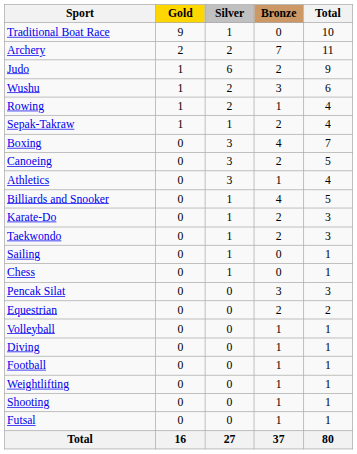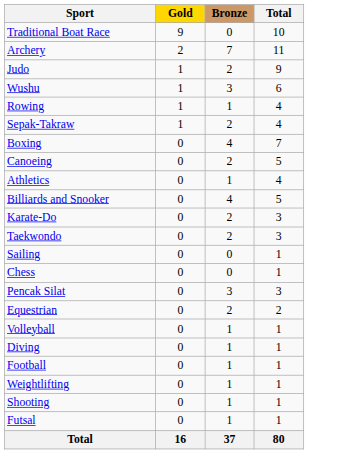- column: (230, 13)
